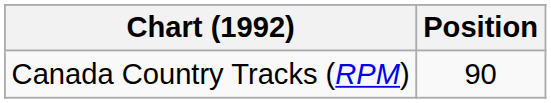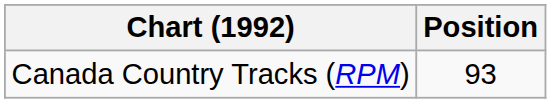(481, 73) 90 -> (481, 73) 93
